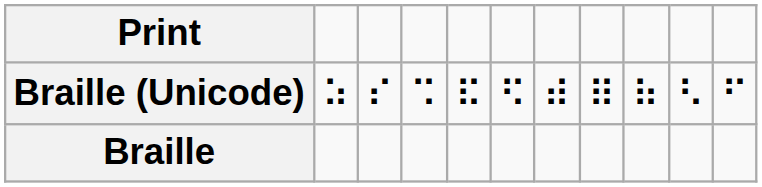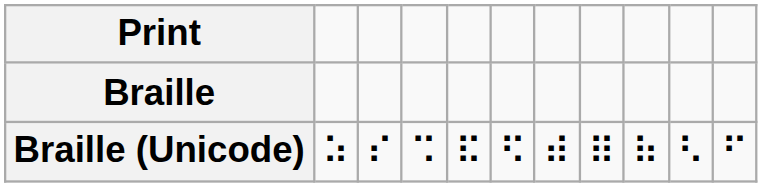rows swapped: (159, 152) <-> (159, 92)
